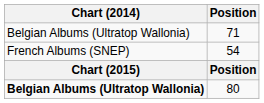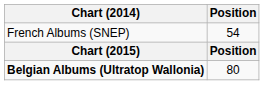- row: (233, 32)
